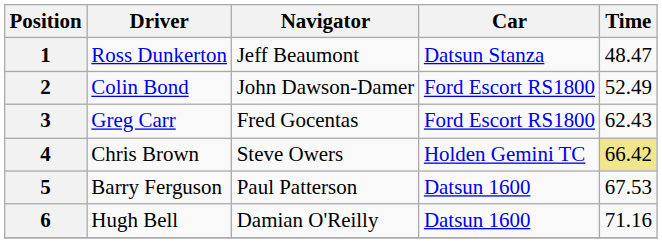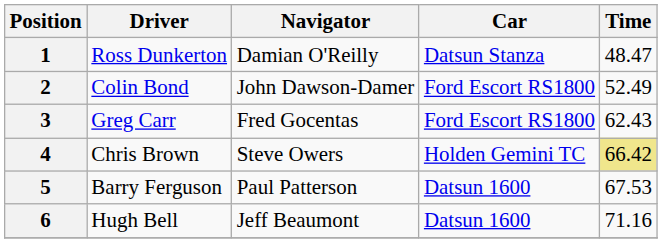(298, 54) Jeff Beaumont -> (308, 54) Damian O'Reilly
(308, 220) Damian O'Reilly -> (298, 220) Jeff Beaumont
